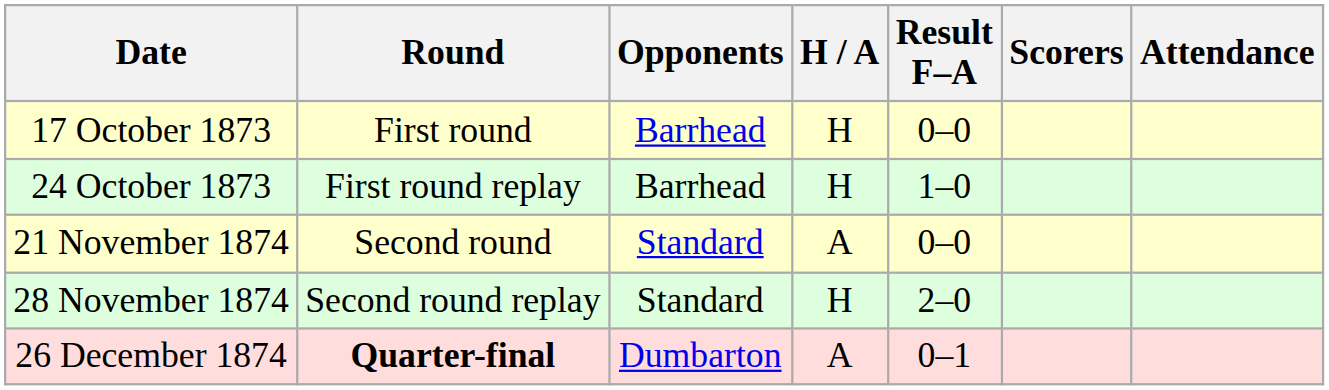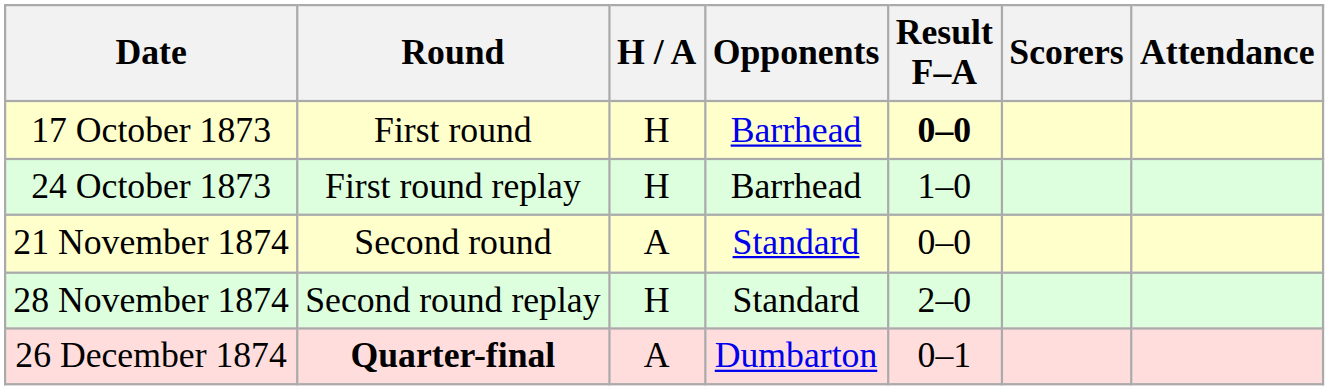columns swapped: (700, 52) <-> (840, 52)
(944, 129) normal -> (944, 129) bold
